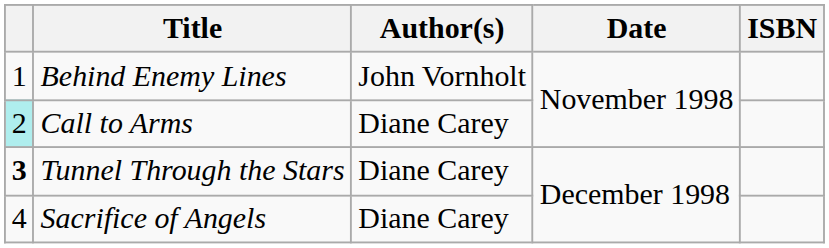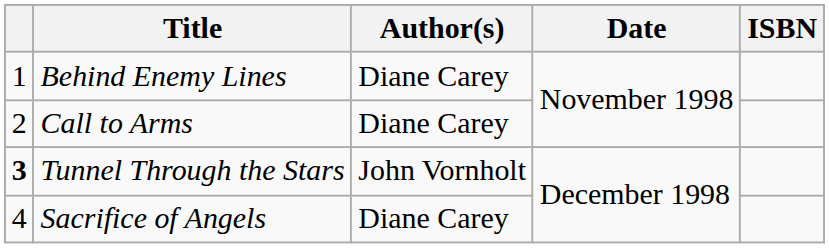(442, 75) John Vornholt -> (434, 75) Diane Carey
(19, 123) paleturquoise background -> (19, 123) no background
(434, 170) Diane Carey -> (442, 170) John Vornholt
